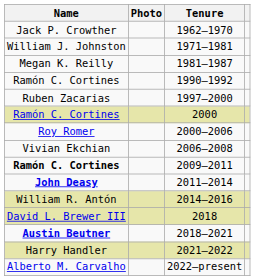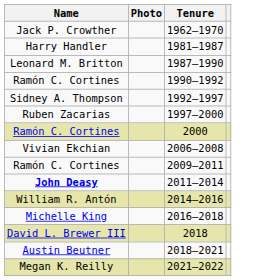- row: (205, 47)
(66, 64) Megan K. Reilly -> (66, 47) Harry Handler
+ row: (195, 64)
+ row: (195, 98)
- row: (205, 132)
(66, 165) bold -> (66, 165) normal
+ row: (195, 216)
(66, 233) bold -> (66, 250) normal
(66, 250) Harry Handler -> (66, 267) Megan K. Reilly
- row: (205, 267)
